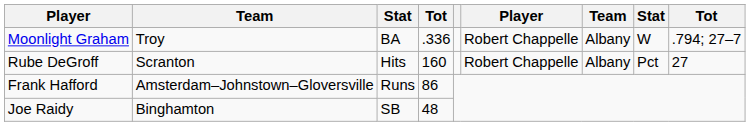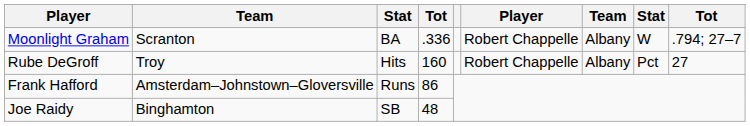(150, 39) Troy -> (165, 39) Scranton
(165, 62) Scranton -> (150, 62) Troy
